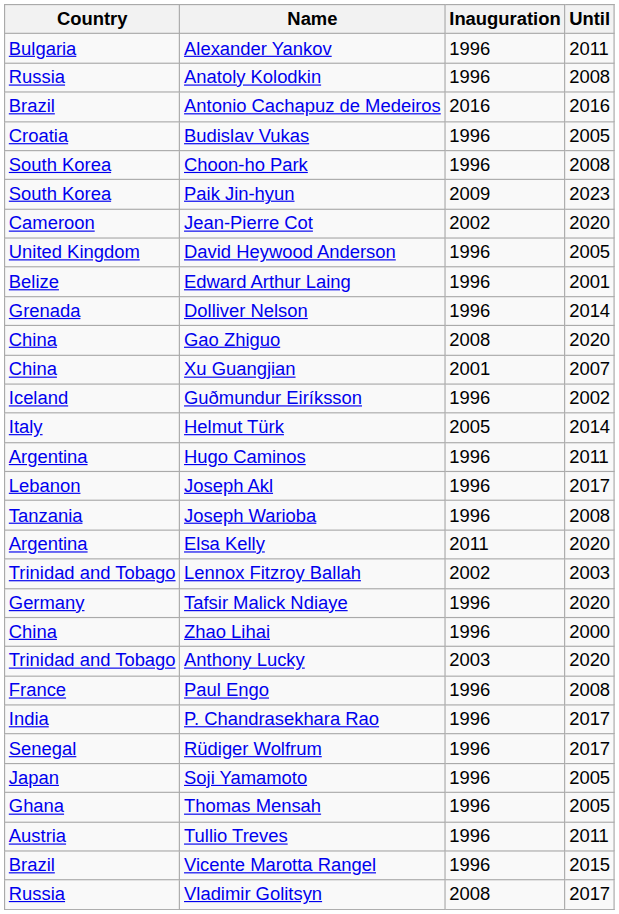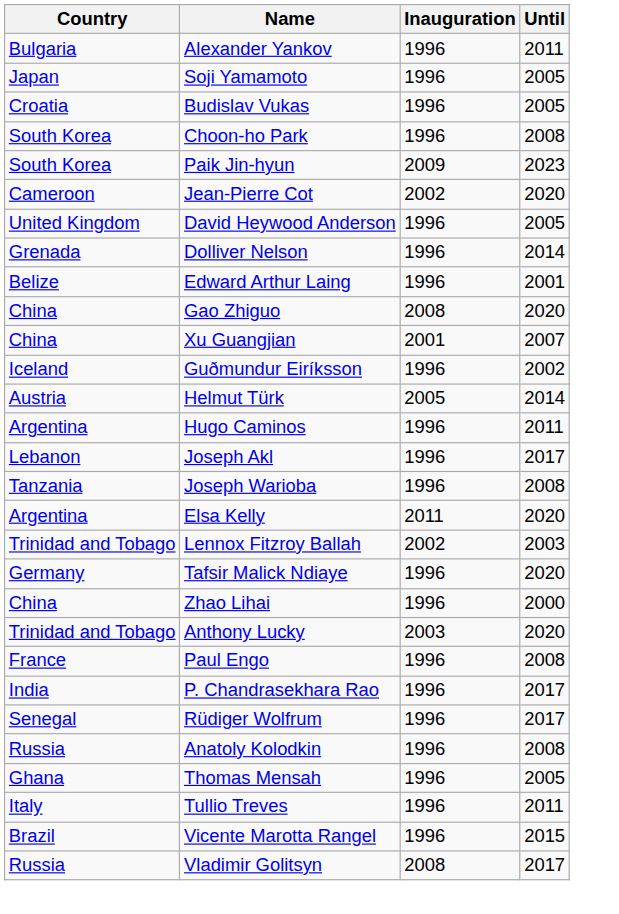rows swapped: (253, 77) <-> (246, 777)
- row: (312, 106)
rows swapped: (246, 310) <-> (267, 281)
(26, 427) Italy -> (37, 398) Austria
(37, 836) Austria -> (26, 806) Italy
